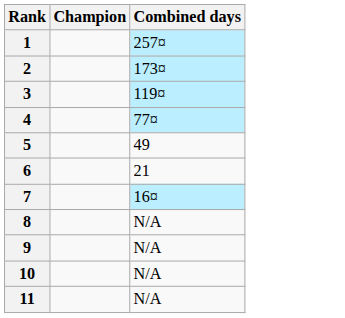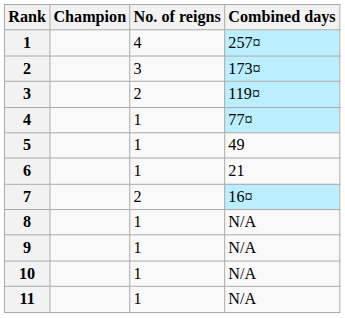+ column: (177, 17)
